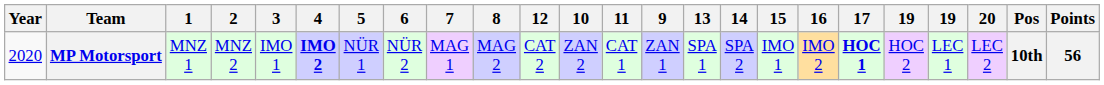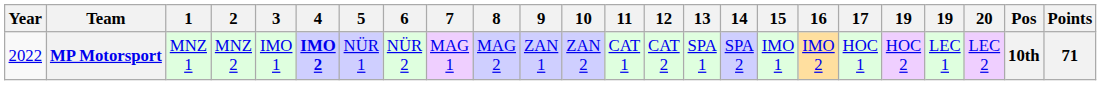columns swapped: (662, 17) <-> (540, 17)
(25, 55) 2020 -> (25, 55) 2022
(862, 55) bold -> (860, 55) normal
(1073, 55) 56 -> (1070, 55) 71
